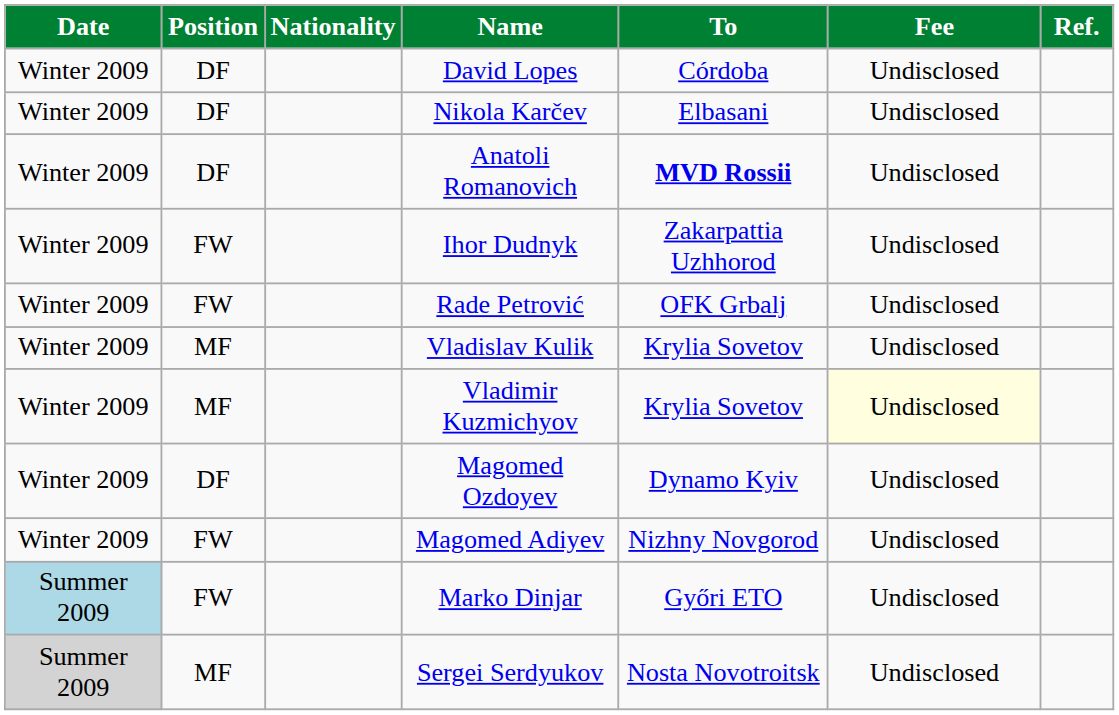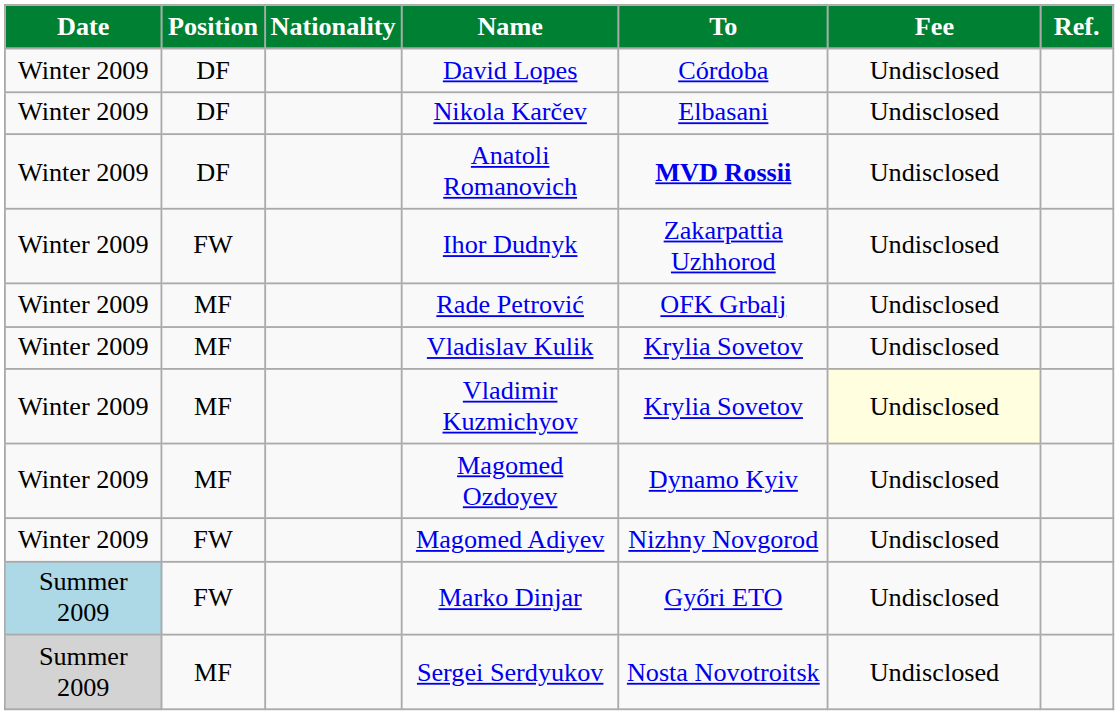(213, 304) FW -> (213, 304) MF
(213, 480) DF -> (213, 480) MF
